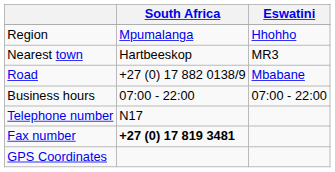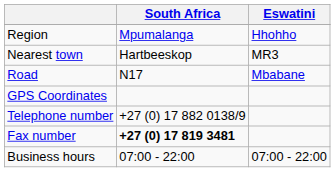(182, 75) +27 (0) 17 882 0138/9 -> (131, 75) N17
rows swapped: (57, 156) <-> (51, 95)
(131, 116) N17 -> (182, 116) +27 (0) 17 882 0138/9
